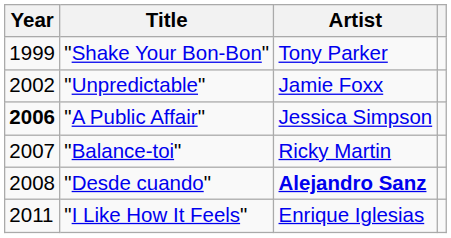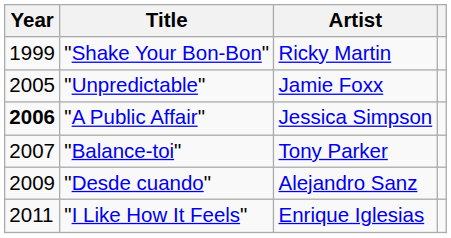(333, 53) Tony Parker -> (335, 53) Ricky Martin
(32, 85) 2002 -> (32, 85) 2005
(335, 150) Ricky Martin -> (333, 150) Tony Parker
(32, 183) 2008 -> (32, 183) 2009
(352, 183) bold -> (348, 183) normal
